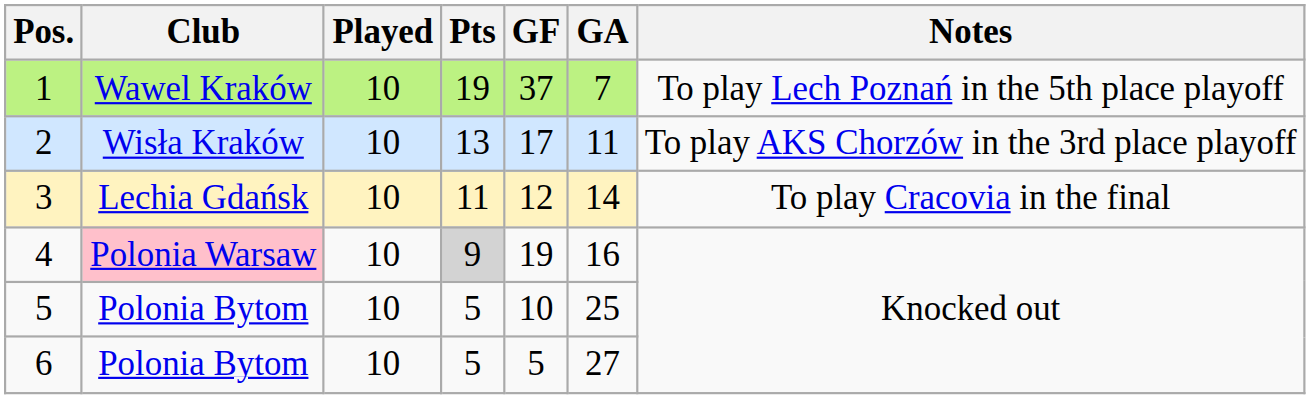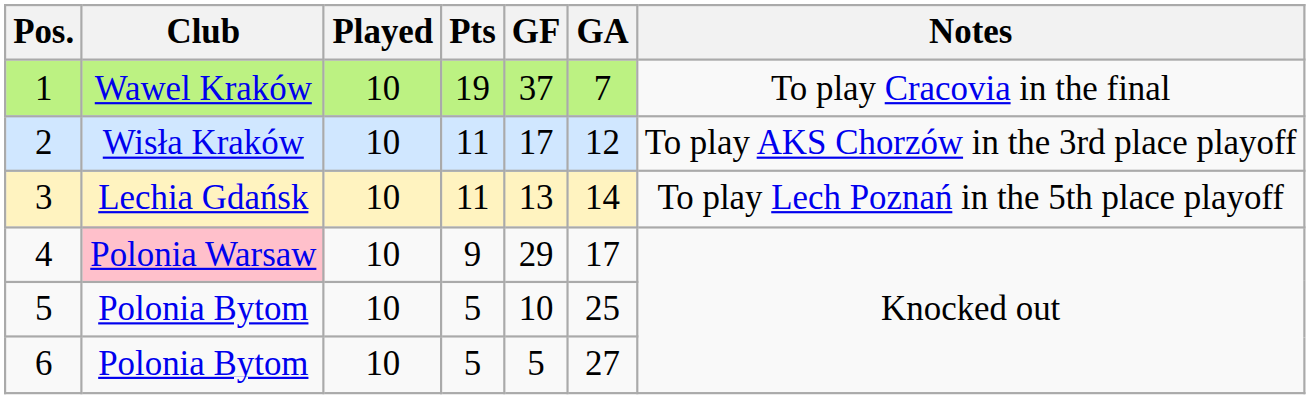(971, 87) To play Lech Poznań in the 5th place playoff -> (971, 87) To play Cracovia in the final
(473, 142) 13 -> (473, 142) 11
(603, 142) 11 -> (603, 142) 12
(536, 198) 12 -> (536, 198) 13
(971, 198) To play Cracovia in the final -> (971, 198) To play Lech Poznań in the 5th place playoff
(473, 253) lightgrey background -> (473, 253) no background
(536, 253) 19 -> (536, 253) 29
(603, 253) 16 -> (603, 253) 17
